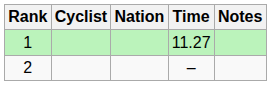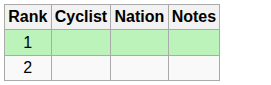- column: (191, 17)
